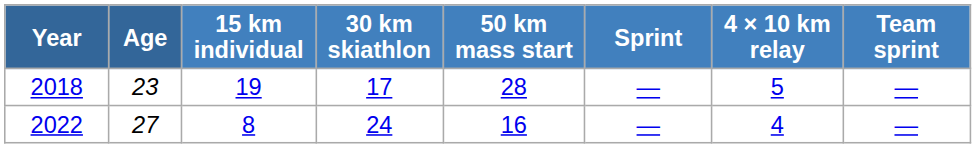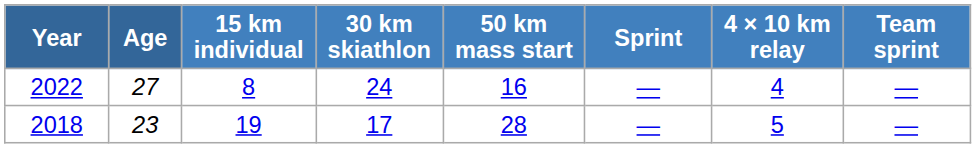rows swapped: (57, 87) <-> (57, 125)
